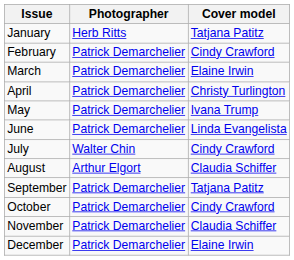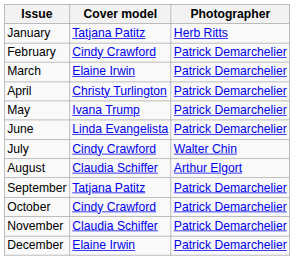columns swapped: (239, 14) <-> (129, 14)
